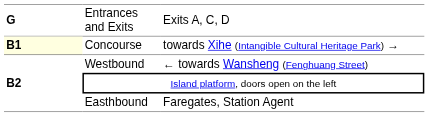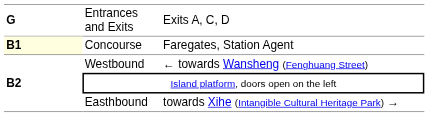(281, 45) towards Xihe (Intangible Cultural Heritage Park) → -> (228, 45) Faregates, Station Agent
(228, 102) Faregates, Station Agent -> (281, 102) towards Xihe (Intangible Cultural Heritage Park) →
